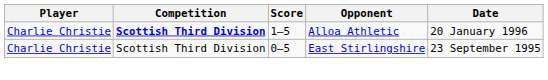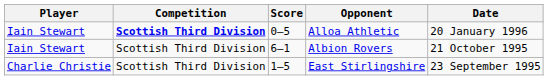(59, 31) Charlie Christie -> (46, 31) Iain Stewart
(280, 31) 1–5 -> (280, 31) 0–5
+ row: (350, 48)
(280, 48) 0–5 -> (280, 66) 1–5
